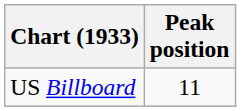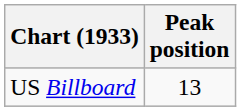(190, 86) 11 -> (190, 86) 13
